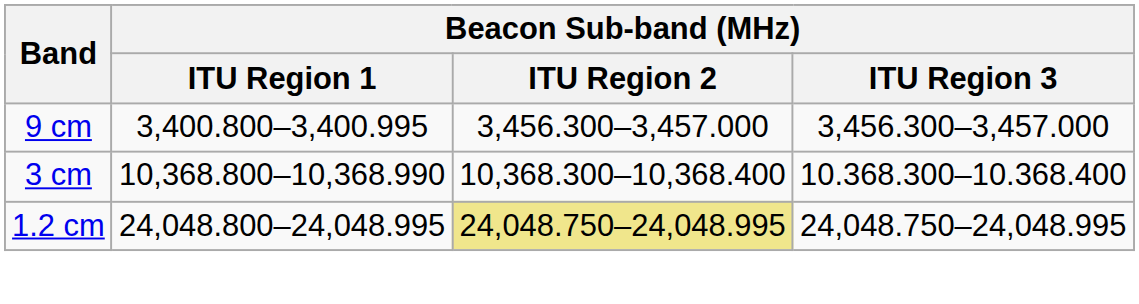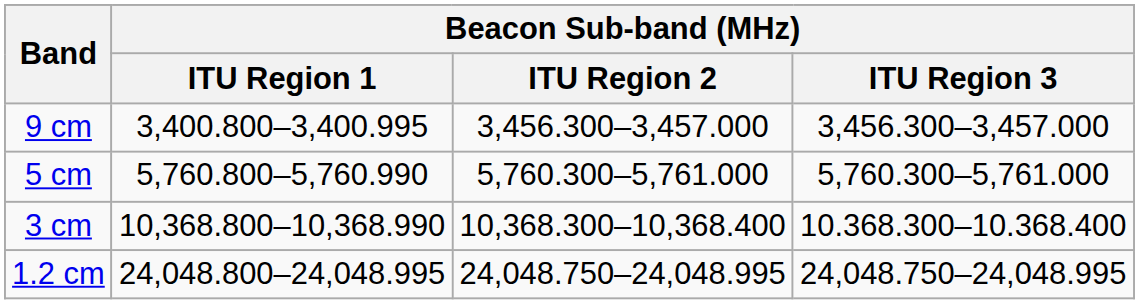+ row: (58, 175)
(623, 224) khaki background -> (623, 273) no background
